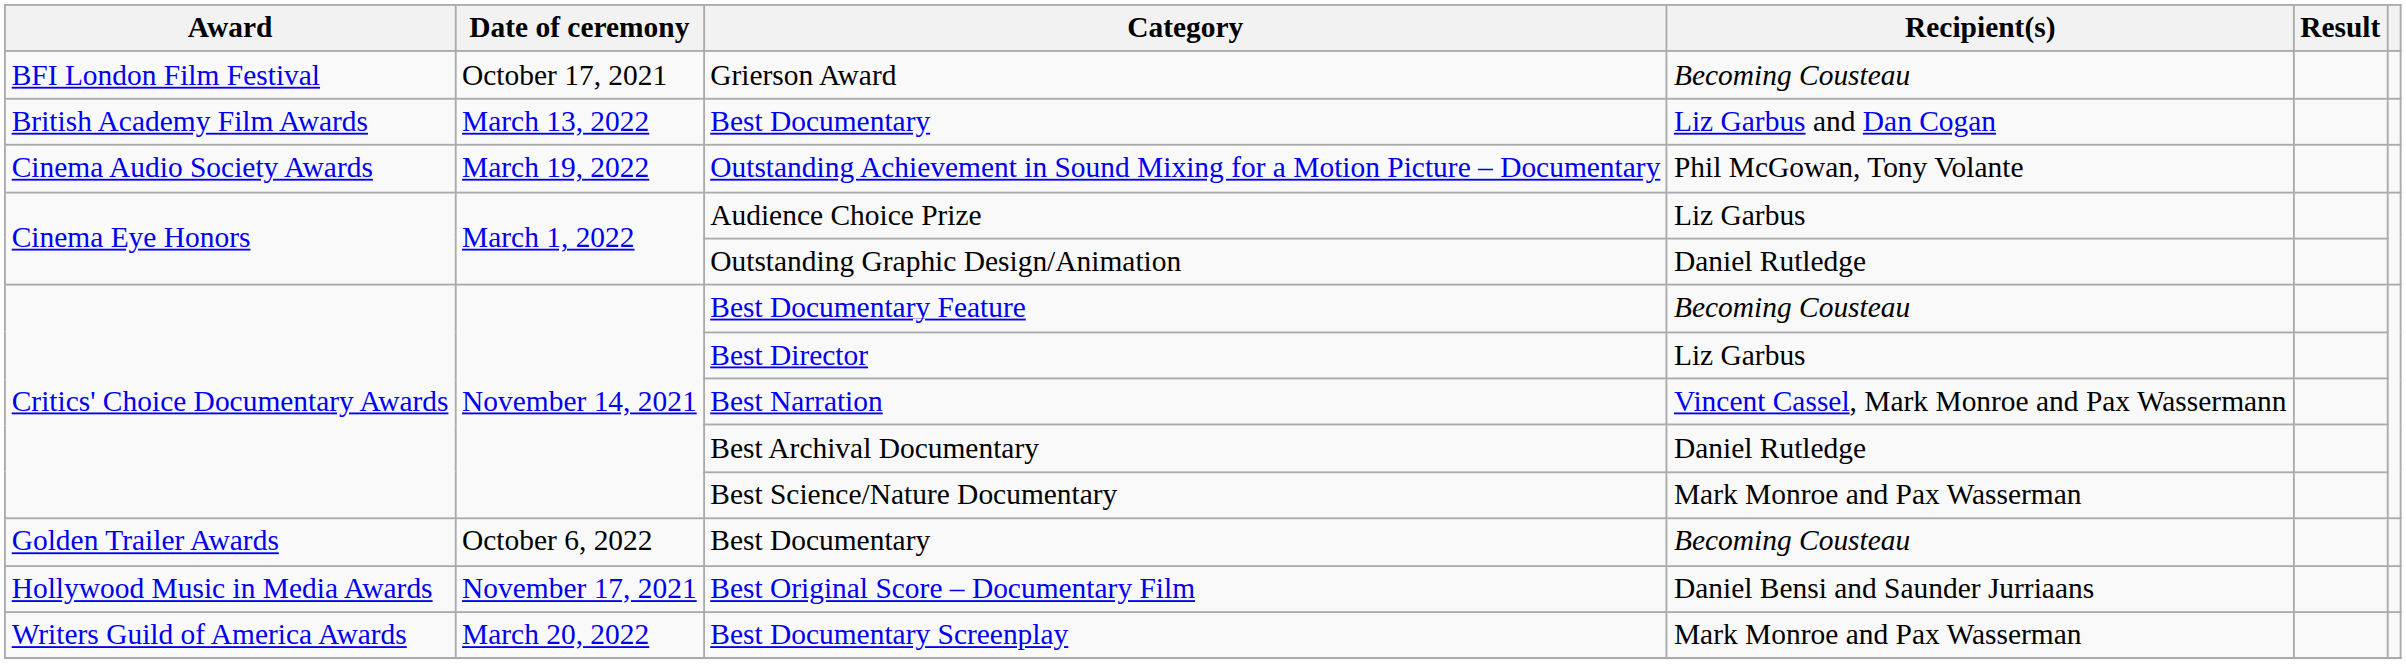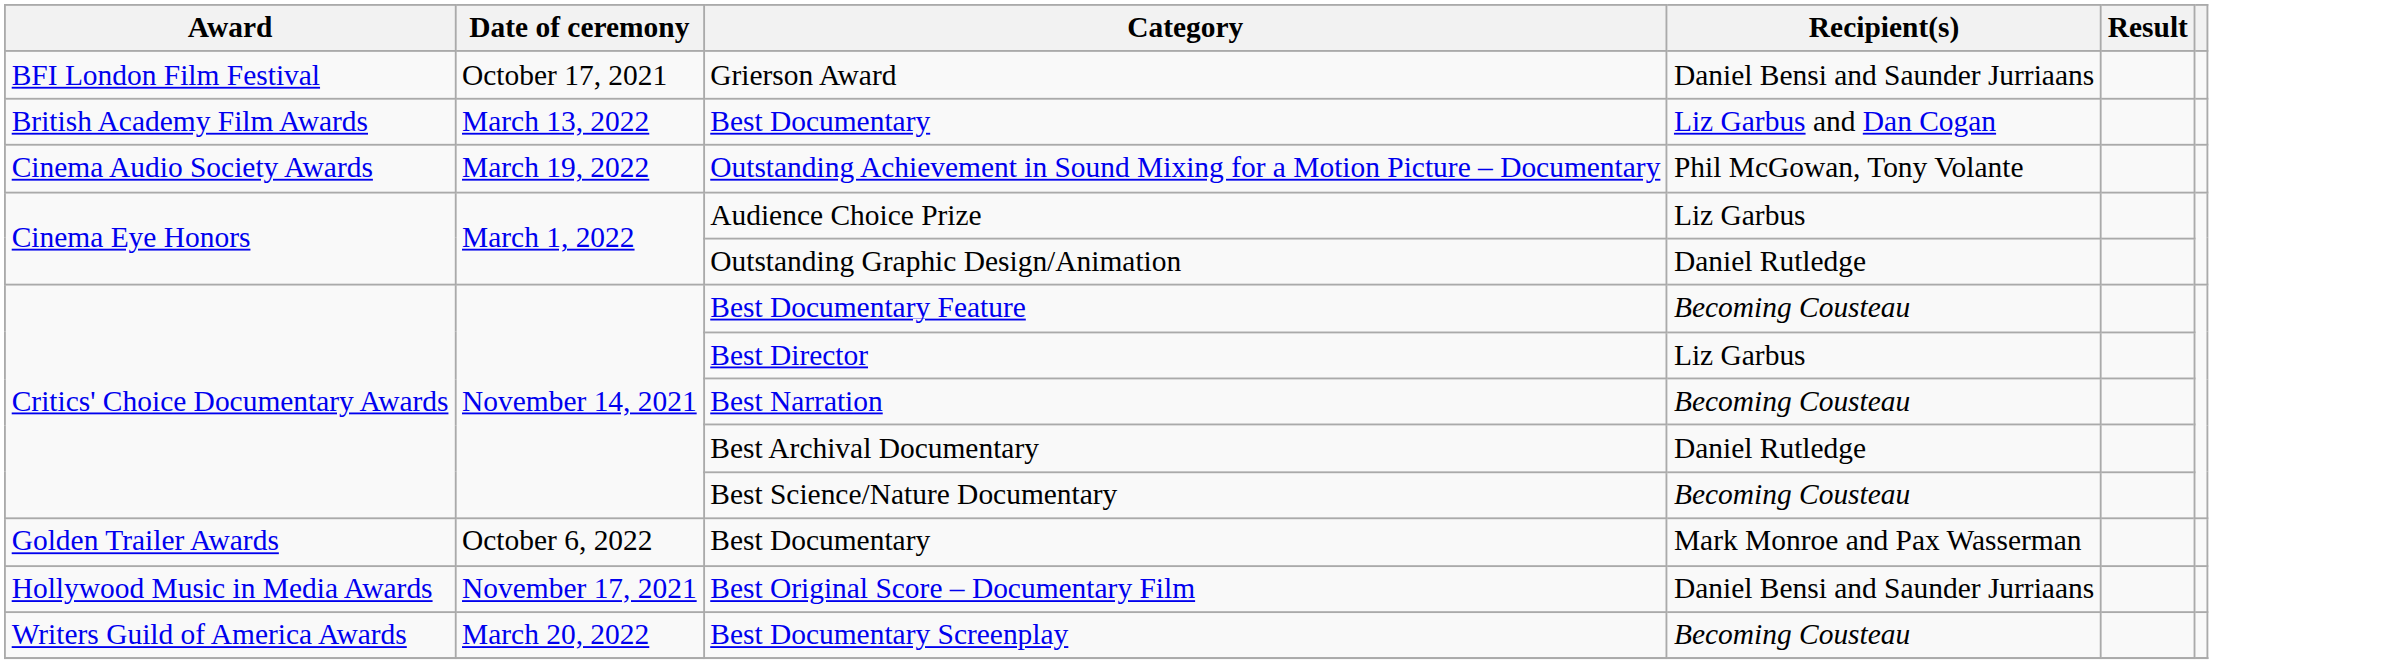(1792, 74) Becoming Cousteau -> (1884, 74) Daniel Bensi and Saunder Jurriaans
(1980, 401) Vincent Cassel, Mark Monroe and Pax Wassermann -> (1792, 401) Becoming Cousteau
(1878, 494) Mark Monroe and Pax Wasserman -> (1792, 494) Becoming Cousteau
(1792, 541) Becoming Cousteau -> (1878, 541) Mark Monroe and Pax Wasserman
(1878, 634) Mark Monroe and Pax Wasserman -> (1792, 634) Becoming Cousteau
